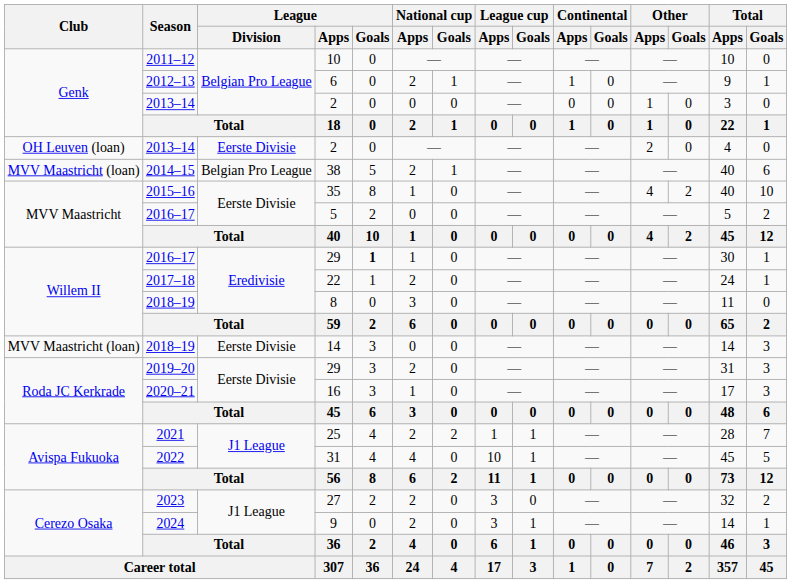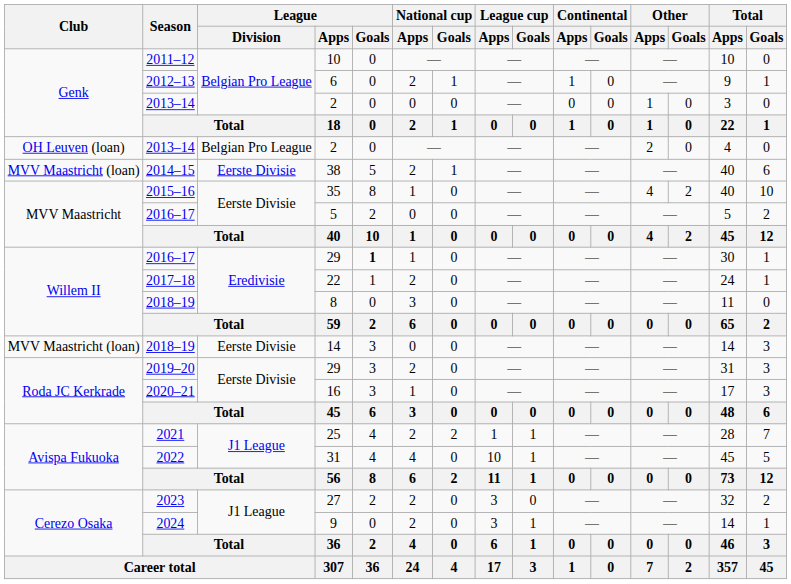(256, 147) Eerste Divisie -> (256, 147) Belgian Pro League
(256, 170) Belgian Pro League -> (256, 170) Eerste Divisie
